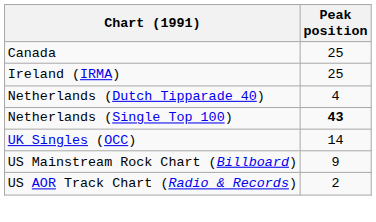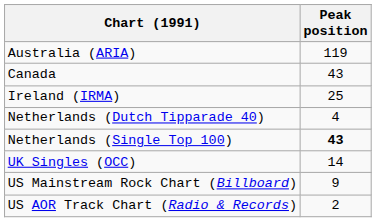+ row: (72, 53)
(336, 53) 25 -> (336, 75) 43
